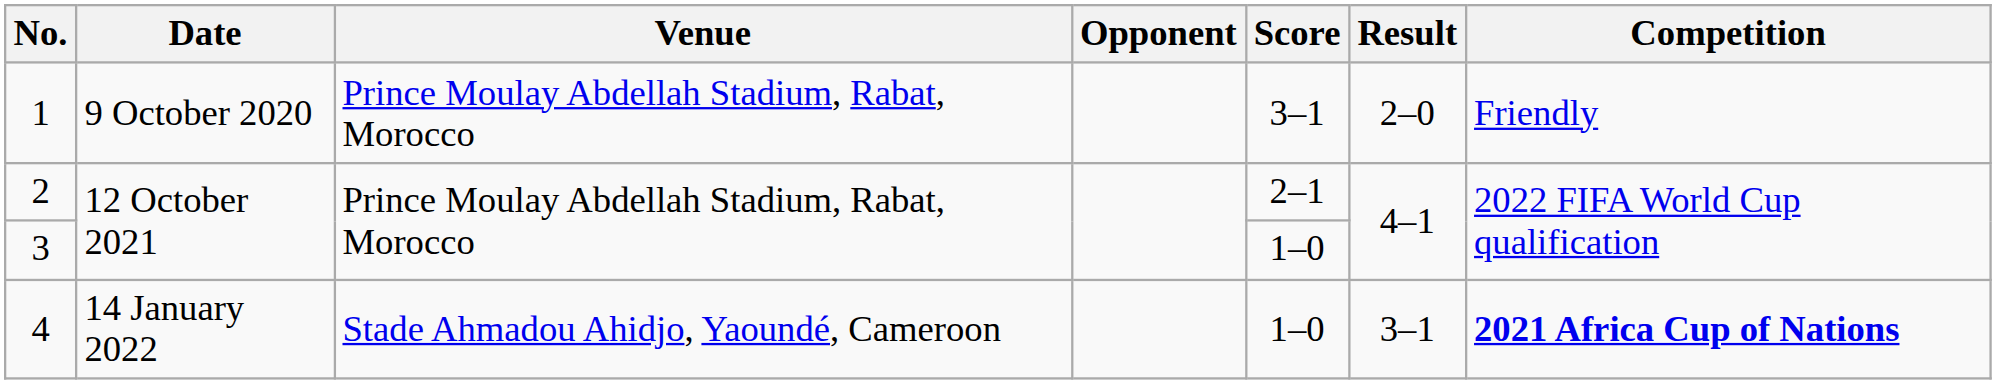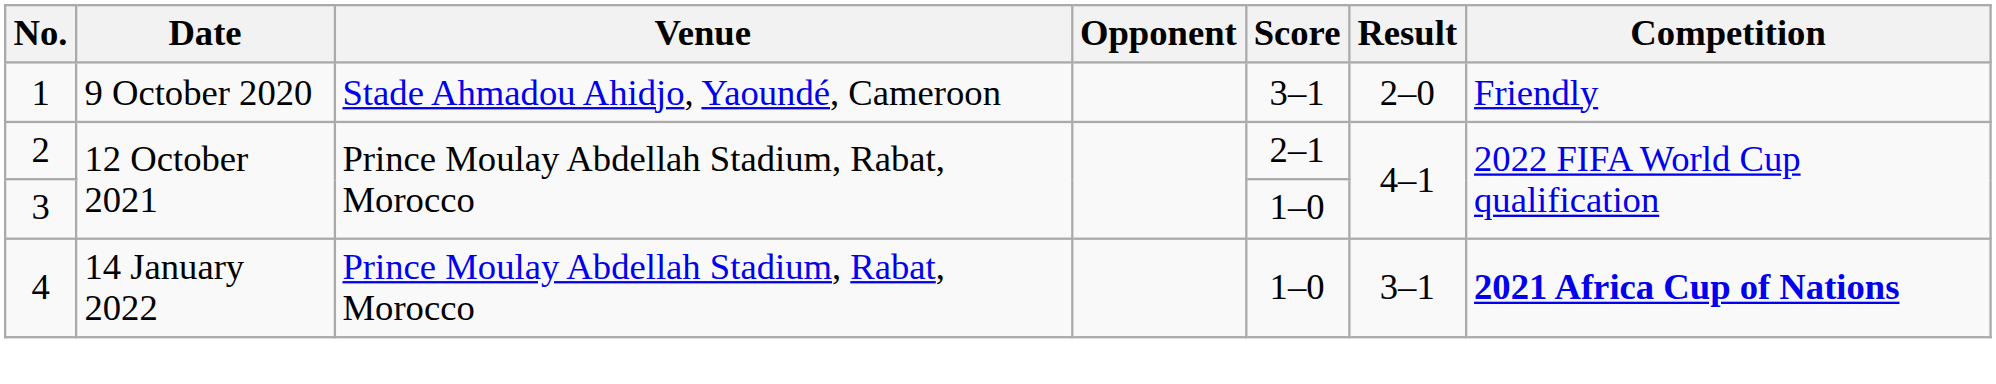(644, 112) Prince Moulay Abdellah Stadium, Rabat, Morocco -> (672, 91) Stade Ahmadou Ahidjo, Yaoundé, Cameroon
(672, 327) Stade Ahmadou Ahidjo, Yaoundé, Cameroon -> (644, 286) Prince Moulay Abdellah Stadium, Rabat, Morocco
